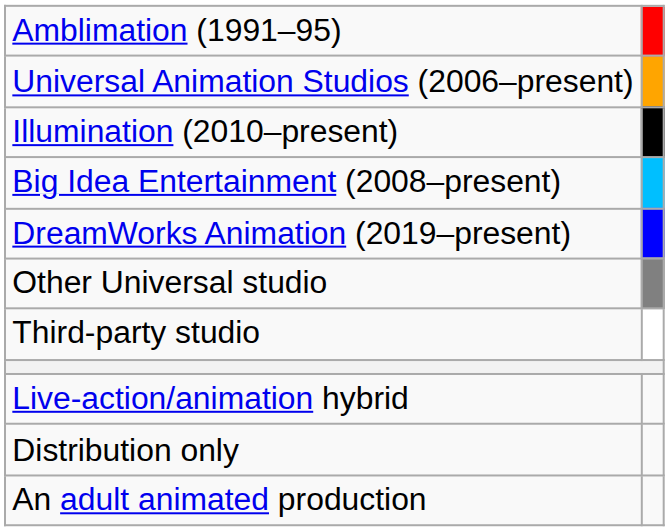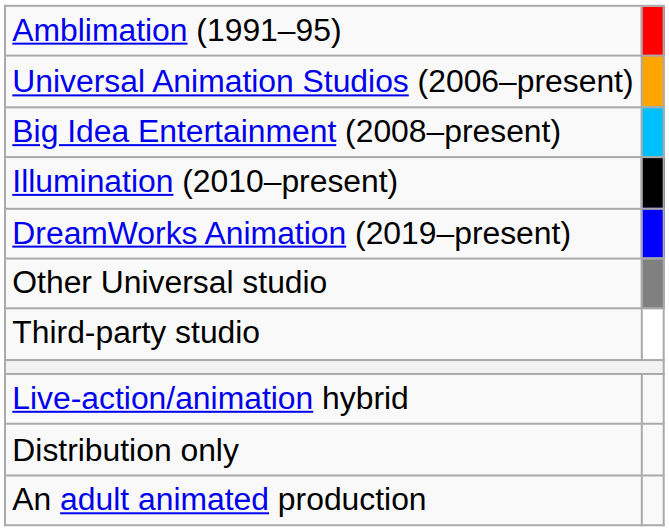rows swapped: (287, 182) <-> (205, 131)
